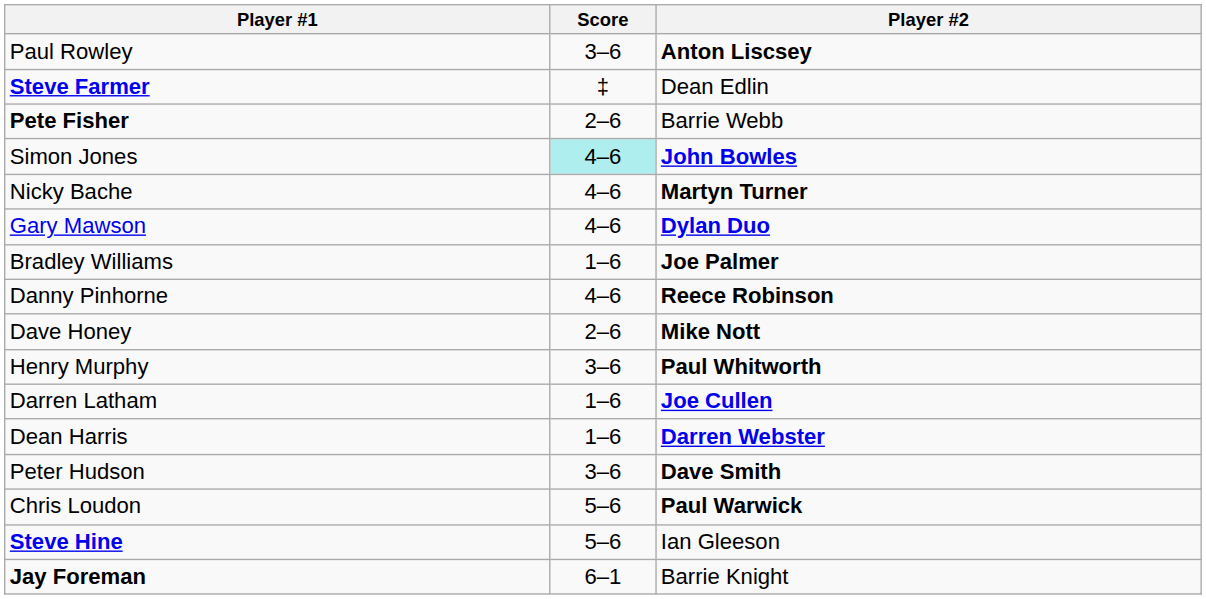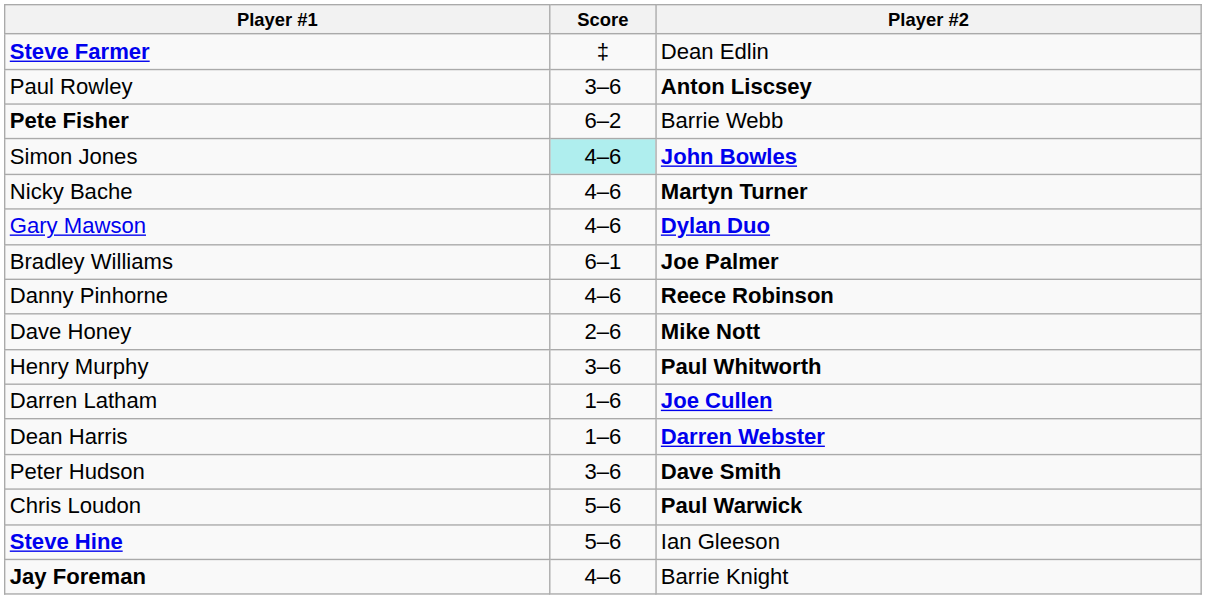rows swapped: (80, 86) <-> (71, 51)
(603, 121) 2–6 -> (603, 121) 6–2
(603, 261) 1–6 -> (603, 261) 6–1
(603, 576) 6–1 -> (603, 576) 4–6
